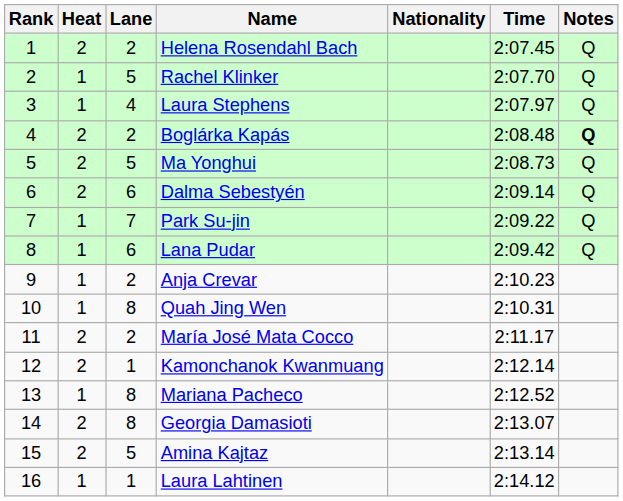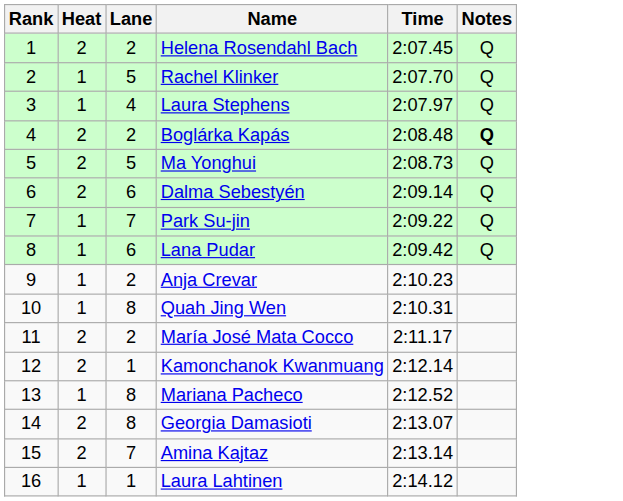- column: (439, 18)
(131, 452) 5 -> (131, 452) 7
